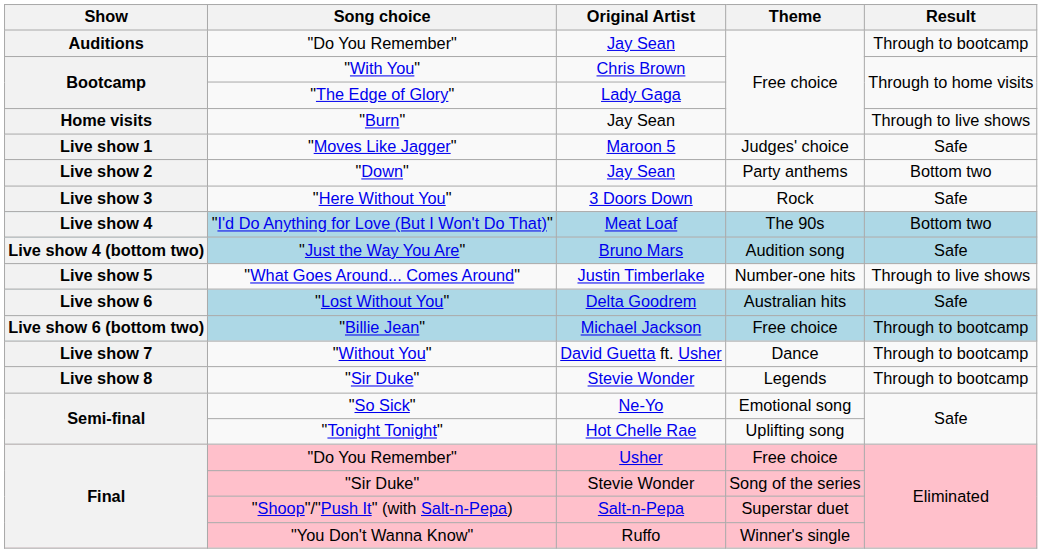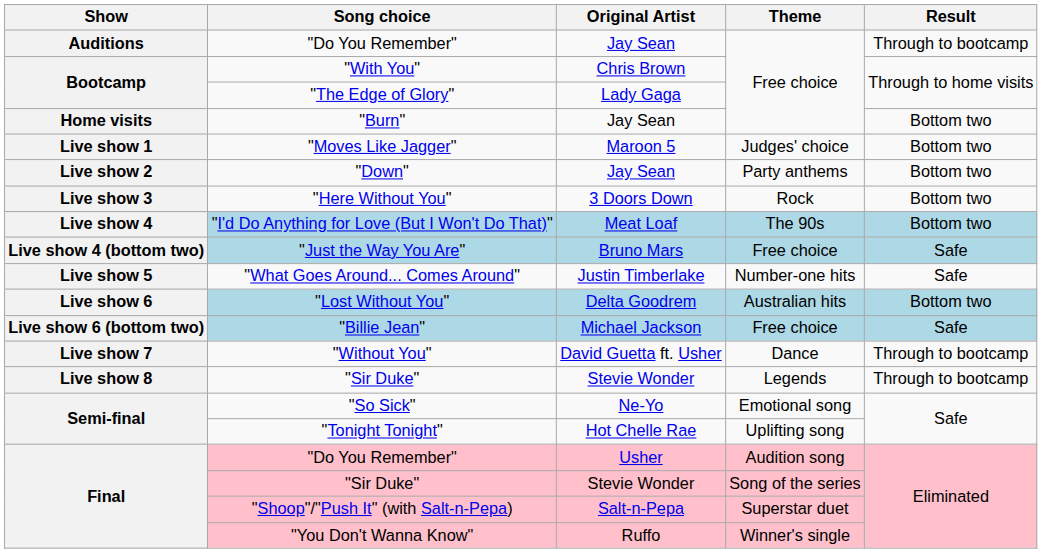(951, 120) Through to live shows -> (951, 120) Bottom two
(951, 146) Safe -> (951, 146) Bottom two
(951, 198) Safe -> (951, 198) Bottom two
(795, 250) Audition song -> (795, 250) Free choice
(951, 276) Through to live shows -> (951, 276) Safe
(951, 302) Safe -> (951, 302) Bottom two
(951, 328) Through to bootcamp -> (951, 328) Safe
(795, 457) Free choice -> (795, 457) Audition song
